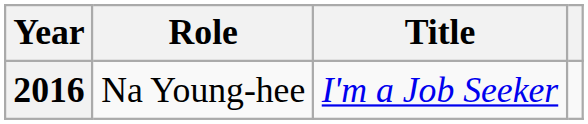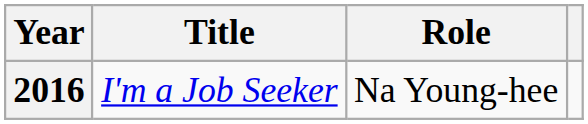columns swapped: (440, 32) <-> (203, 32)
